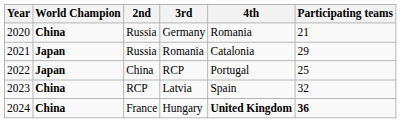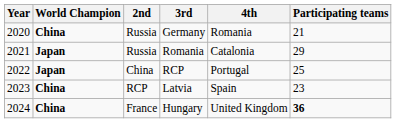(303, 88) 32 -> (299, 88) 23
(251, 107) bold -> (249, 107) normal
